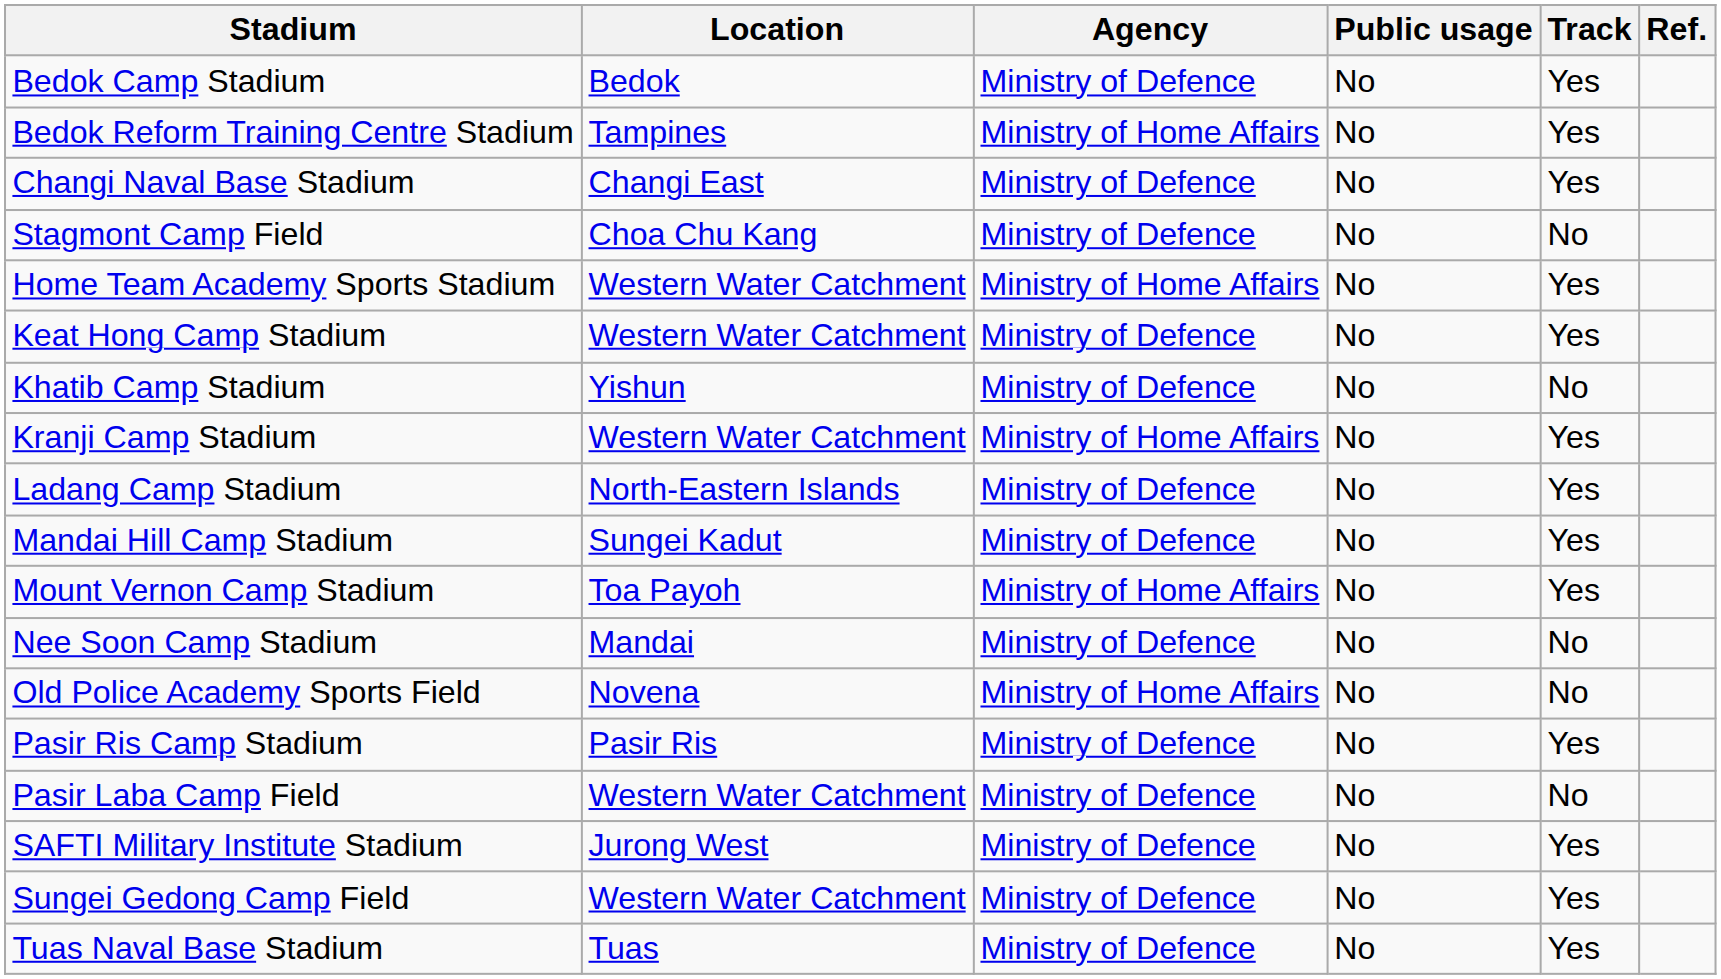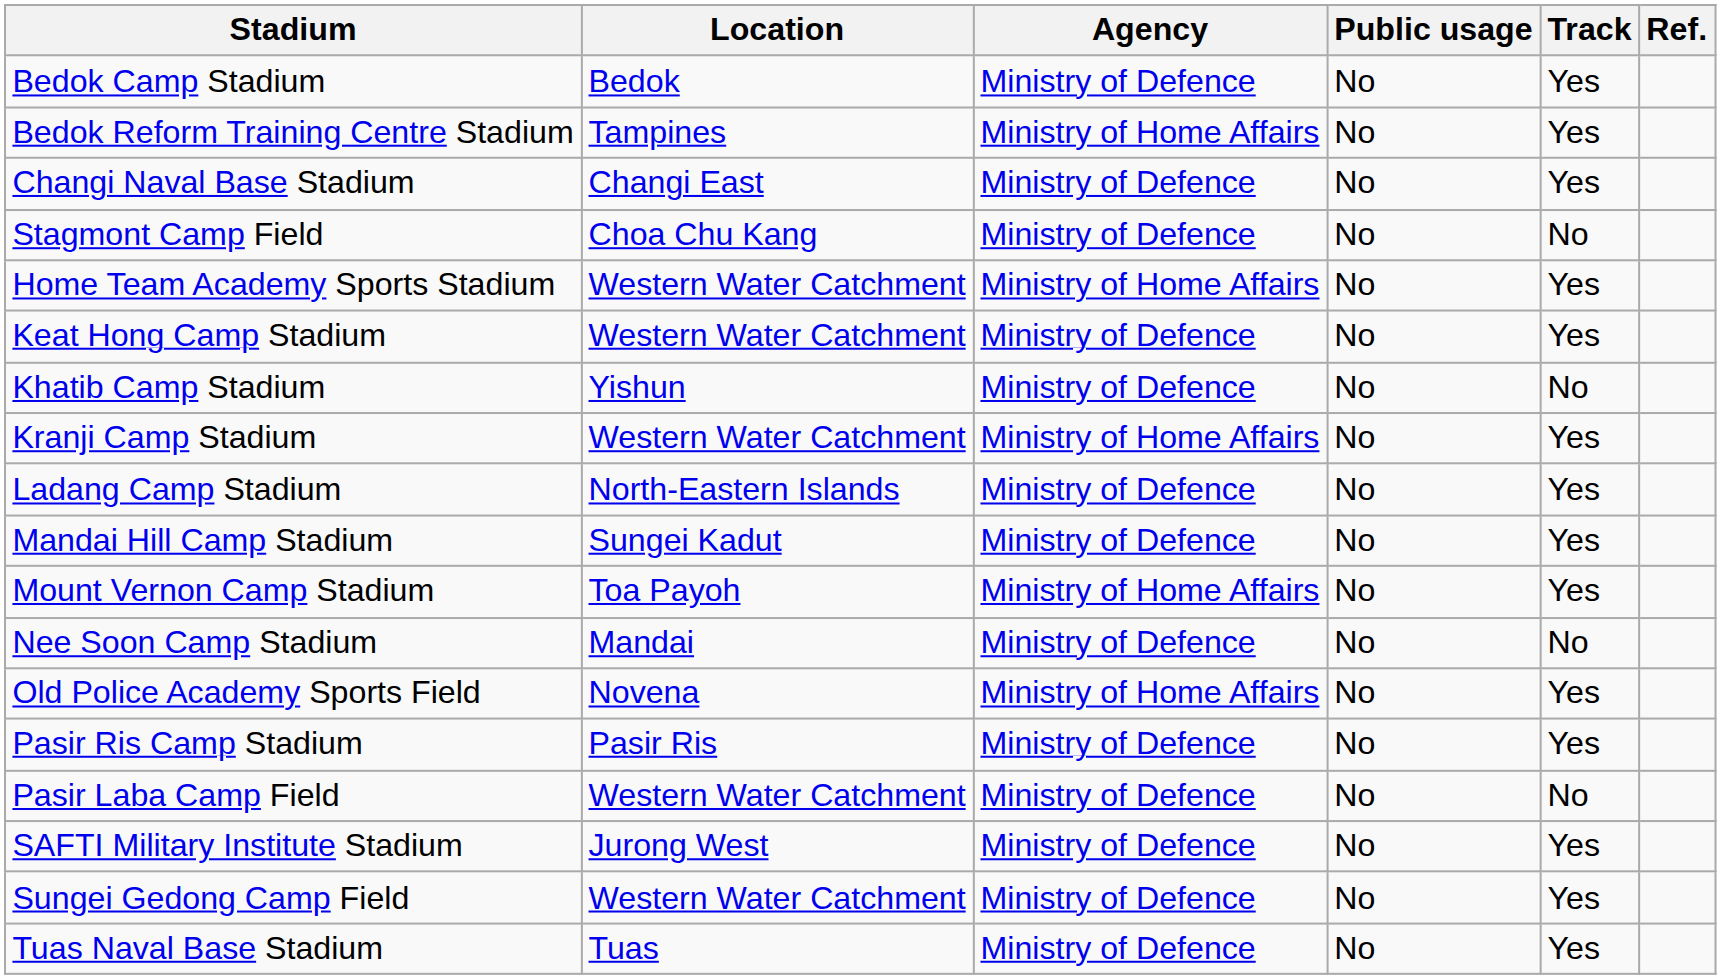(1568, 693) No -> (1574, 693) Yes
